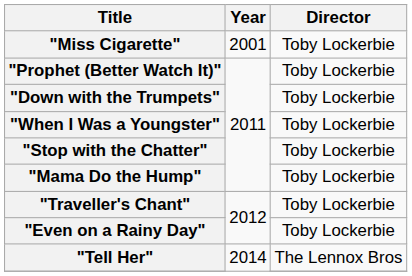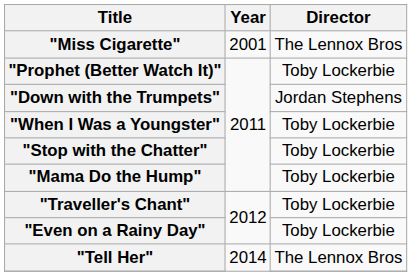(338, 44) Toby Lockerbie -> (338, 44) The Lennox Bros
(338, 97) Toby Lockerbie -> (338, 97) Jordan Stephens
